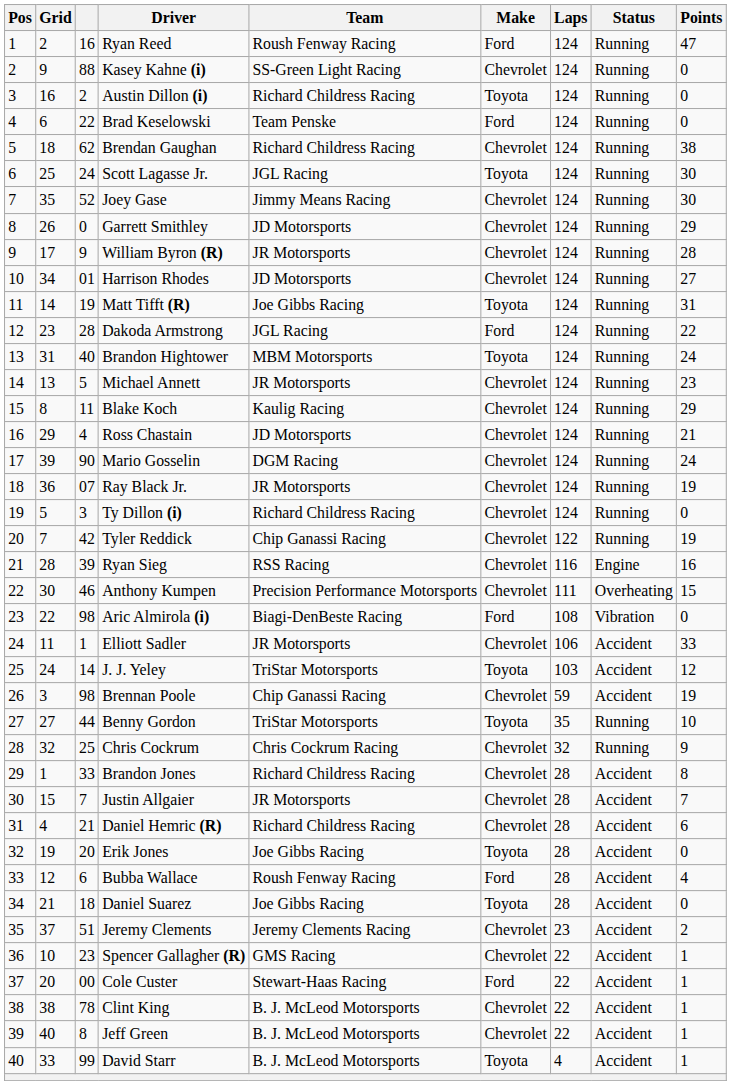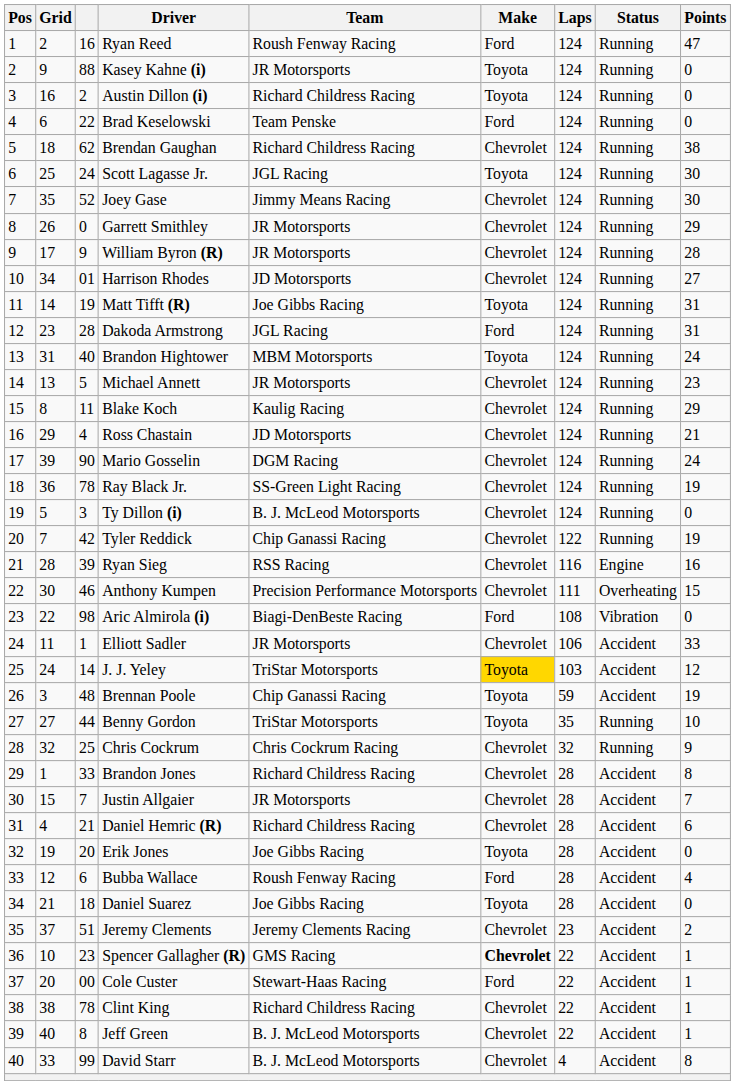(327, 69) SS-Green Light Racing -> (301, 69) JR Motorsports
(516, 69) Chevrolet -> (506, 69) Toyota
(302, 226) JD Motorsports -> (301, 226) JR Motorsports
(688, 330) 22 -> (692, 330) 31
(87, 486) 07 -> (87, 486) 78
(301, 486) JR Motorsports -> (327, 486) SS-Green Light Racing
(334, 512) Richard Childress Racing -> (336, 512) B. J. McLeod Motorsports
(506, 669) no background -> (506, 669) gold background
(87, 695) 98 -> (87, 695) 48
(516, 695) Chevrolet -> (506, 695) Toyota
(516, 956) normal -> (518, 956) bold
(336, 1008) B. J. McLeod Motorsports -> (334, 1008) Richard Childress Racing
(506, 1060) Toyota -> (516, 1060) Chevrolet
(684, 1060) 1 -> (688, 1060) 8
